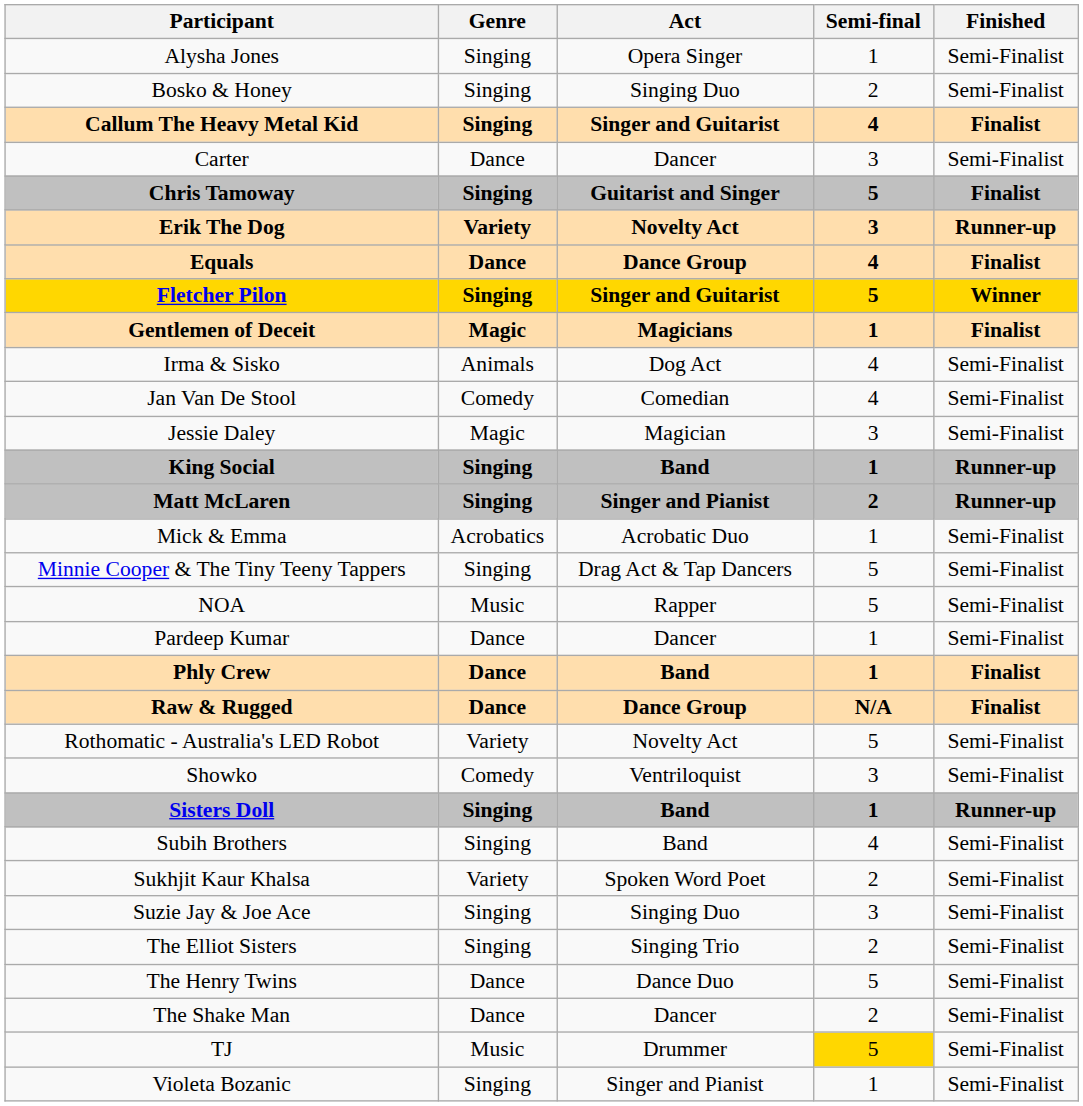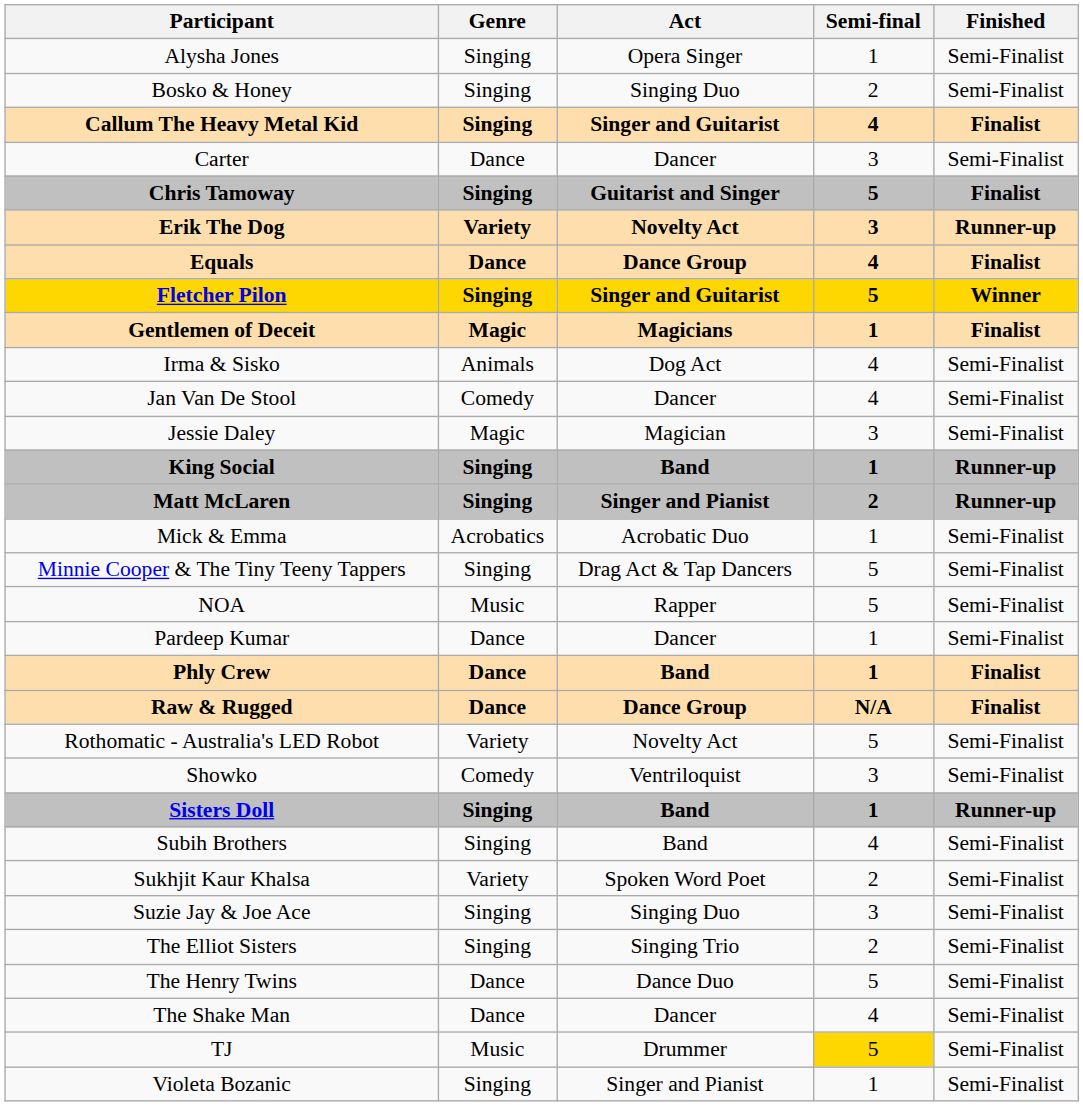(685, 398) Comedian -> (685, 398) Dancer
(873, 1015) 2 -> (873, 1015) 4
